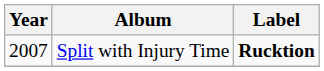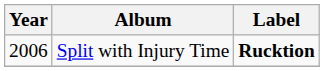(28, 50) 2007 -> (28, 50) 2006
